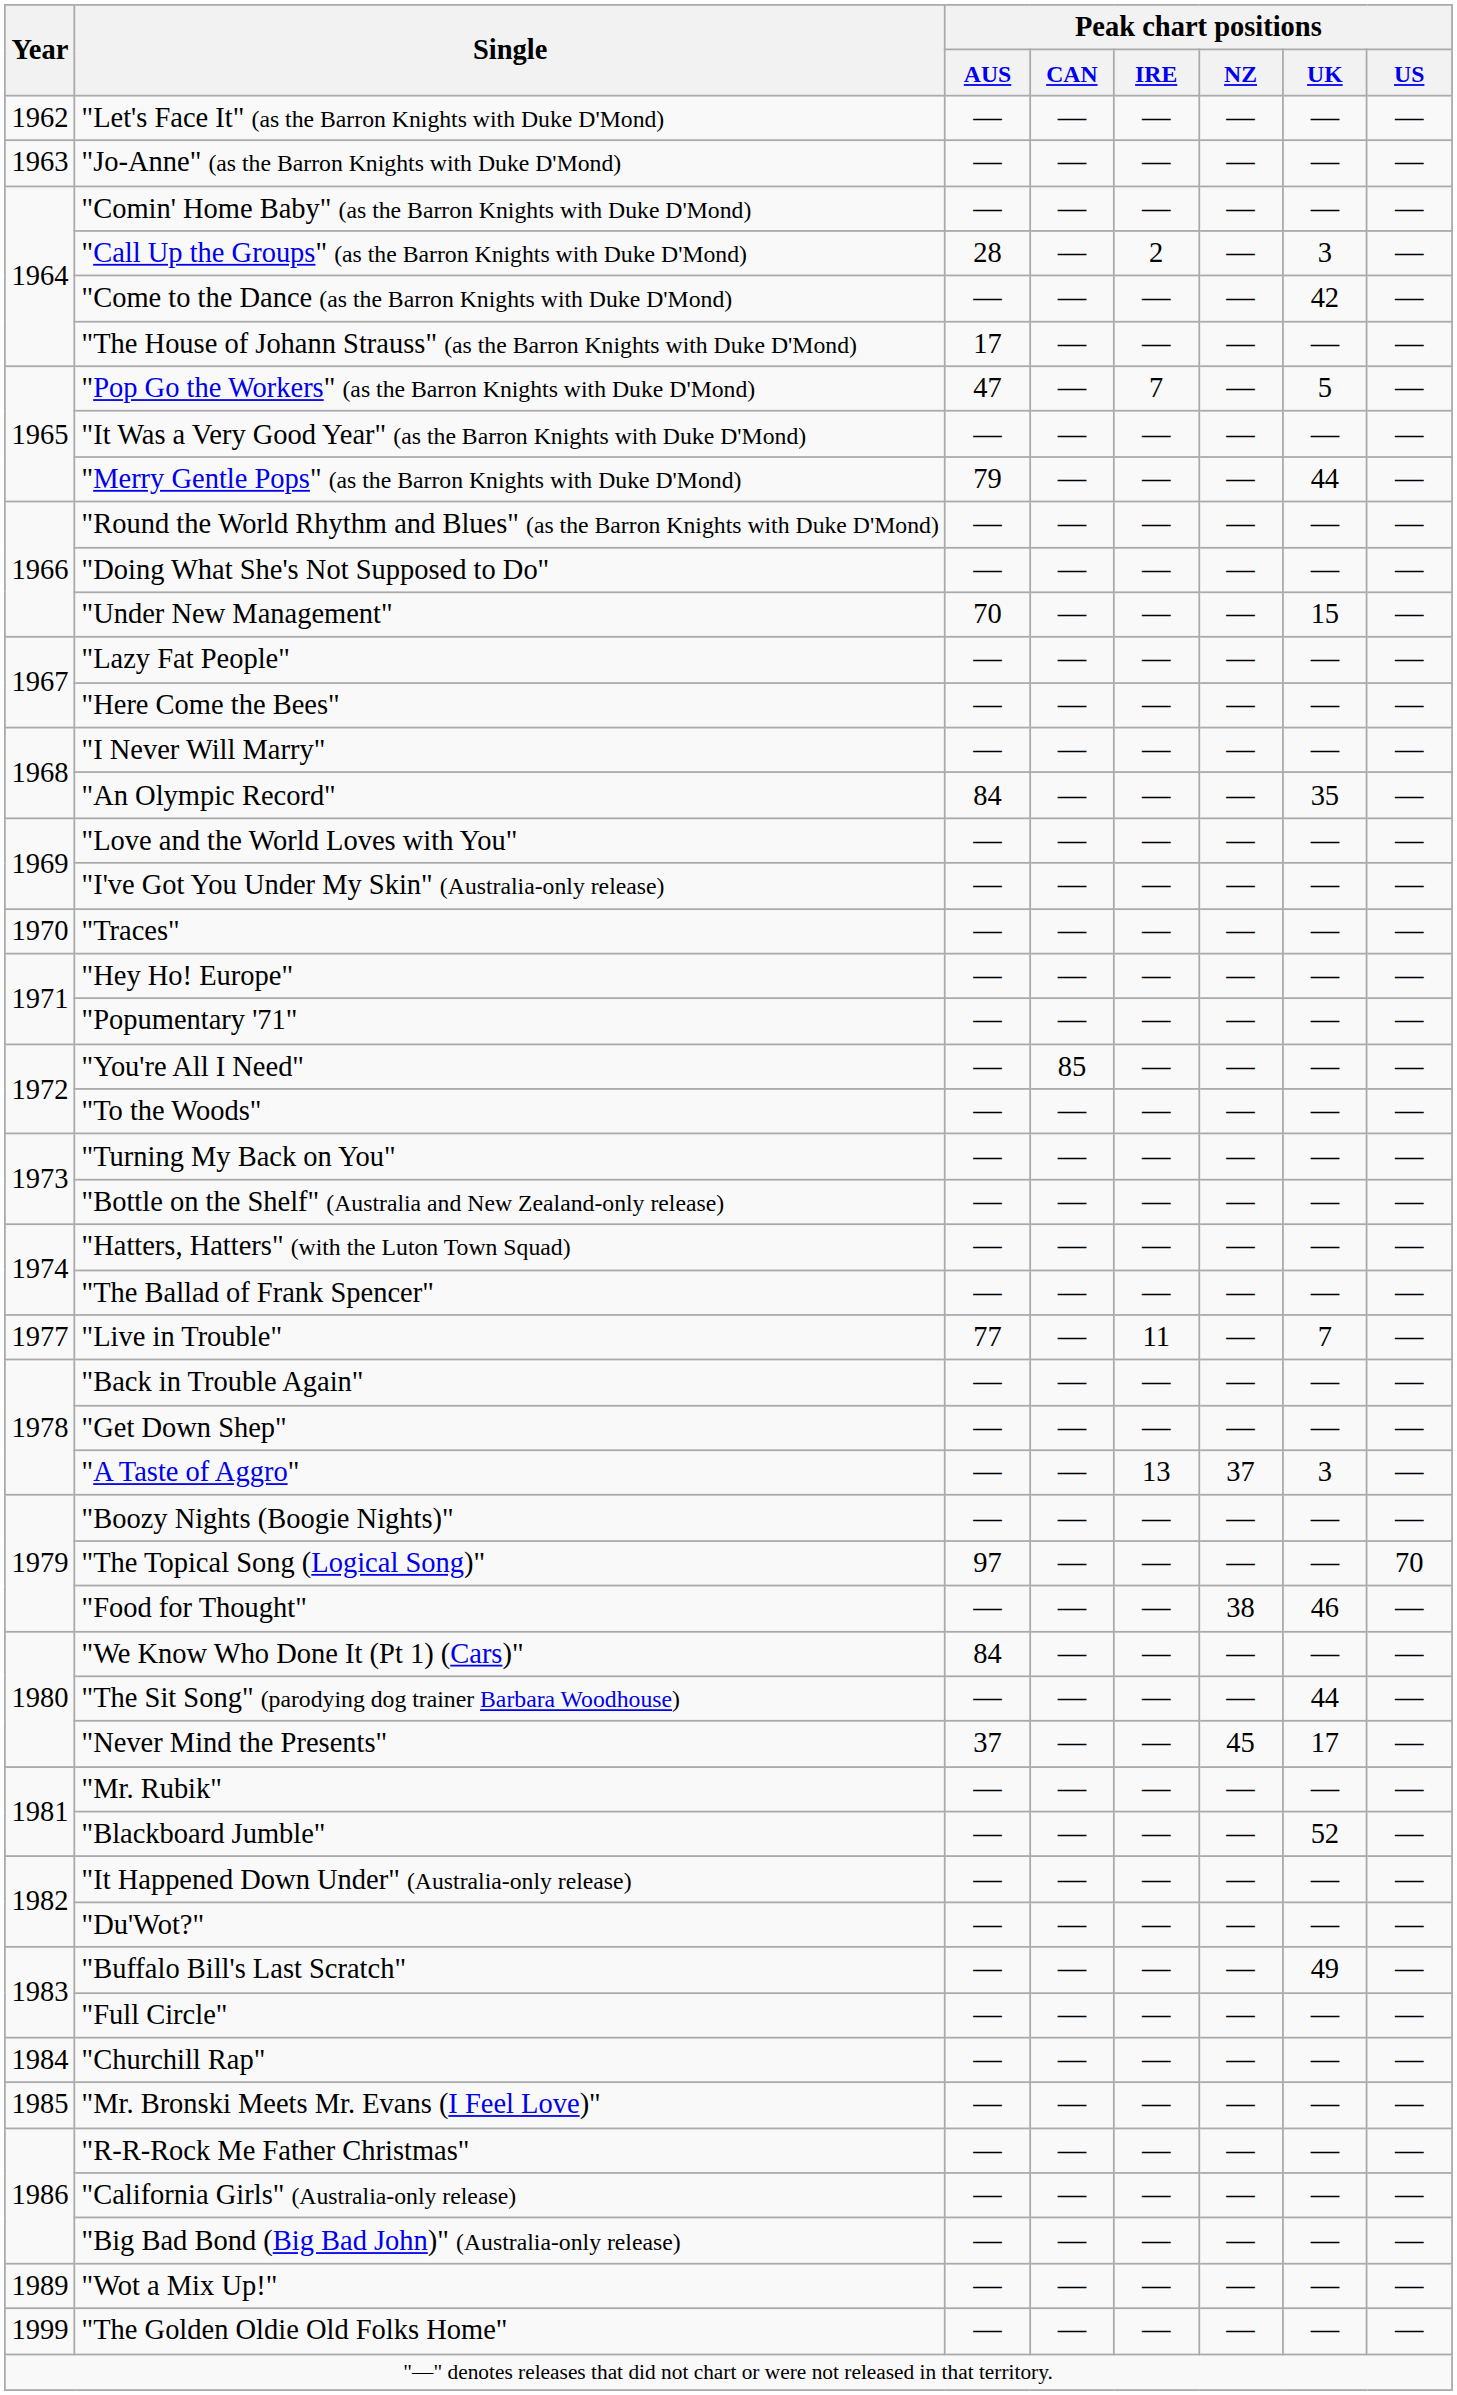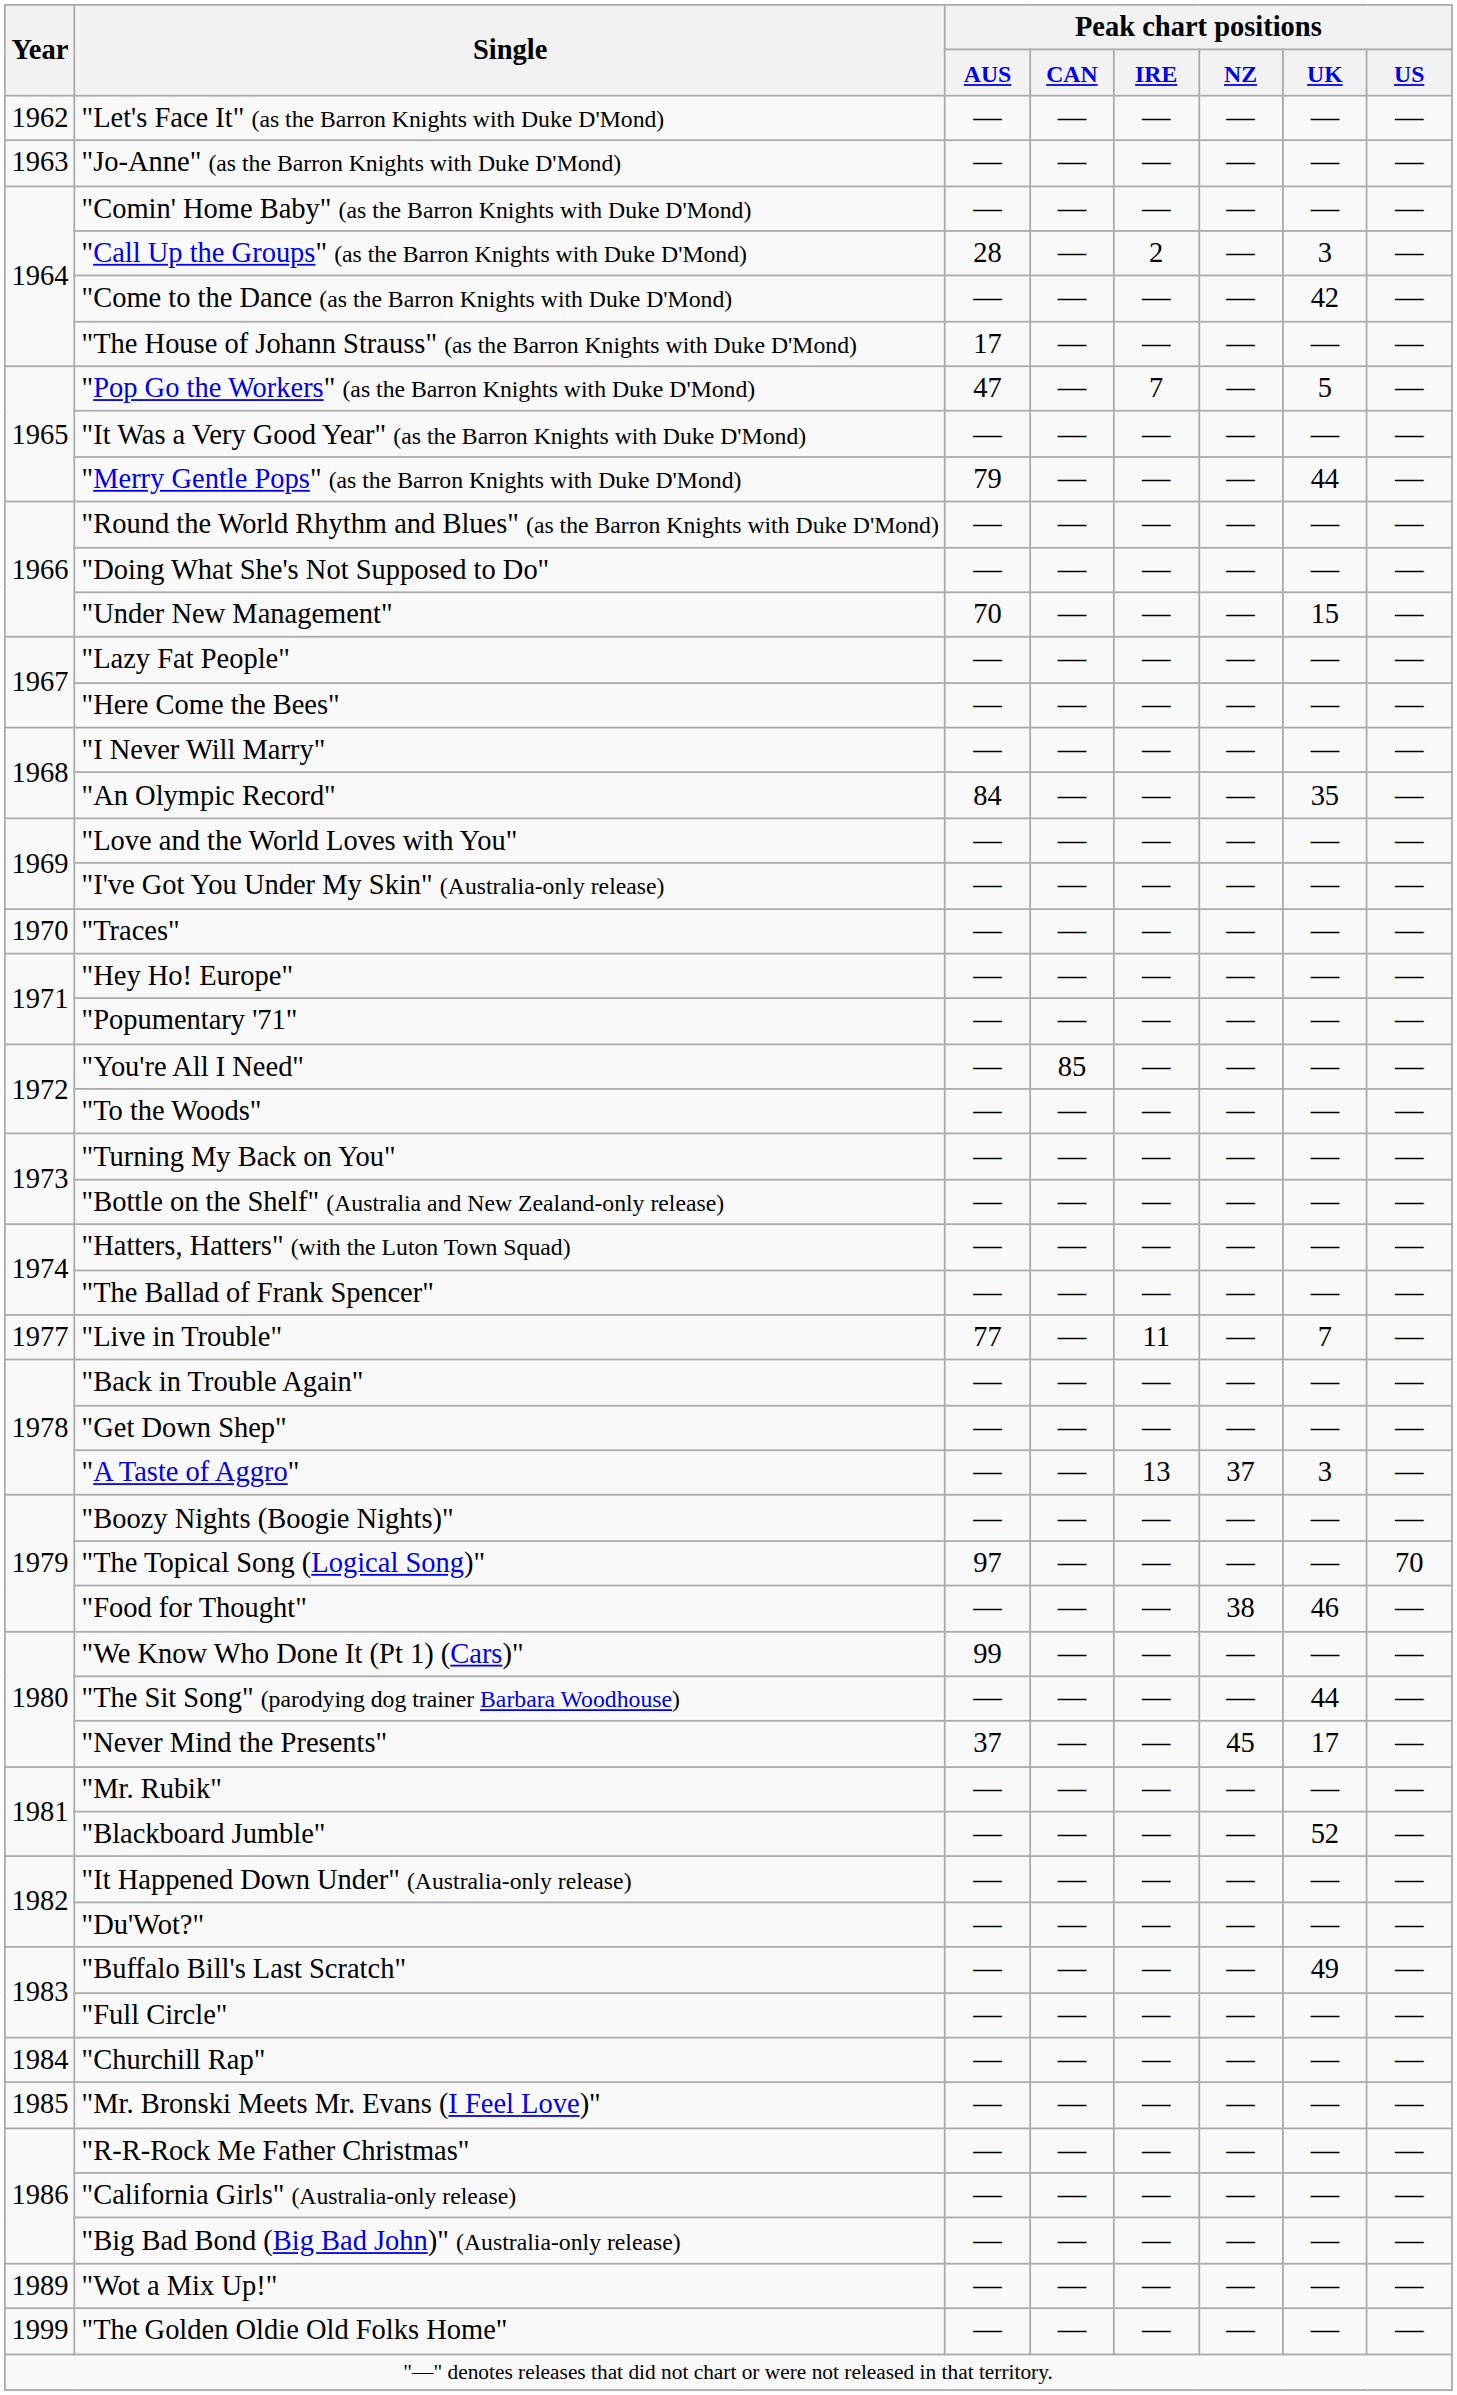(988, 1653) 84 -> (988, 1653) 99
